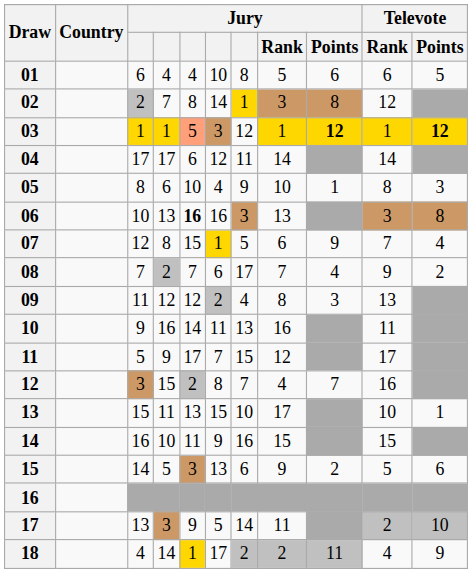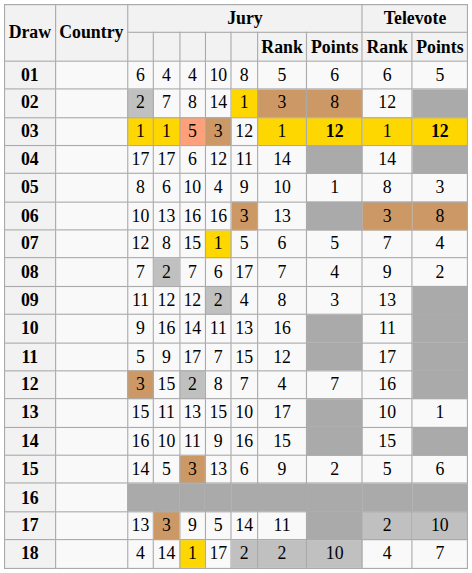(192, 215) bold -> (192, 215) normal
(335, 243) 9 -> (335, 243) 5
(335, 553) 11 -> (335, 553) 10
(440, 553) 9 -> (440, 553) 7
